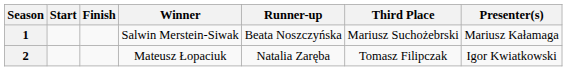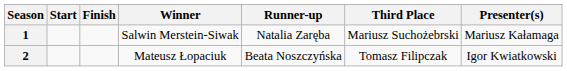(293, 35) Beata Noszczyńska -> (293, 35) Natalia Zaręba
(293, 56) Natalia Zaręba -> (293, 56) Beata Noszczyńska
